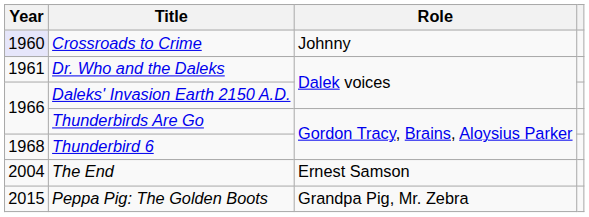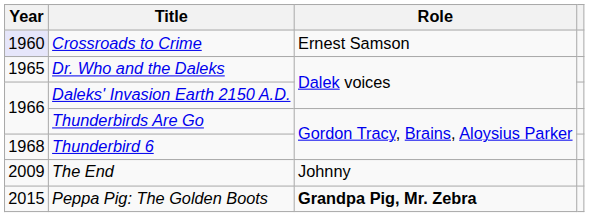(324, 43) Johnny -> (354, 43) Ernest Samson
(26, 69) 1961 -> (26, 69) 1965
(26, 172) 2004 -> (26, 172) 2009
(354, 172) Ernest Samson -> (324, 172) Johnny
(383, 198) normal -> (387, 198) bold
